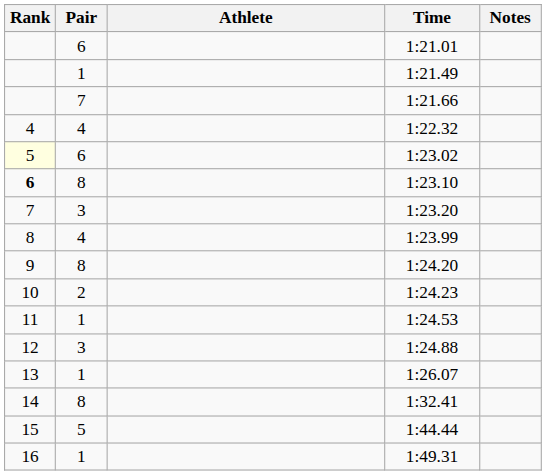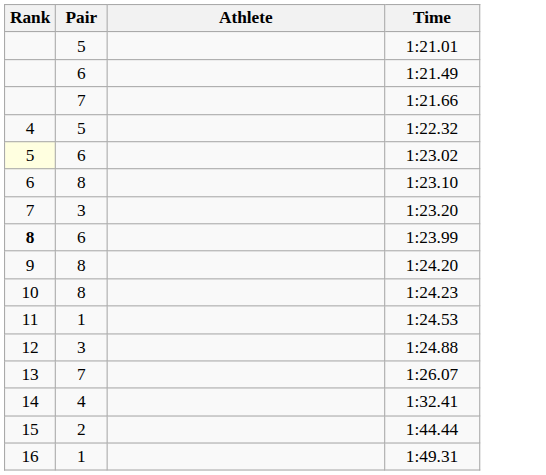- column: (510, 18)
(81, 45) 6 -> (81, 45) 5
(81, 73) 1 -> (81, 73) 6
(81, 127) 4 -> (81, 127) 5
(30, 182) bold -> (30, 182) normal
(30, 237) normal -> (30, 237) bold
(81, 237) 4 -> (81, 237) 6
(81, 292) 2 -> (81, 292) 8
(81, 374) 1 -> (81, 374) 7
(81, 401) 8 -> (81, 401) 4
(81, 429) 5 -> (81, 429) 2
